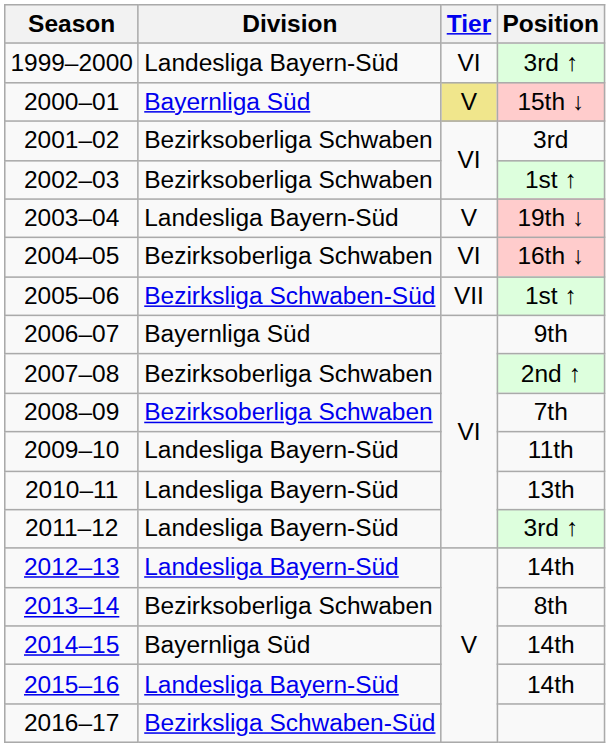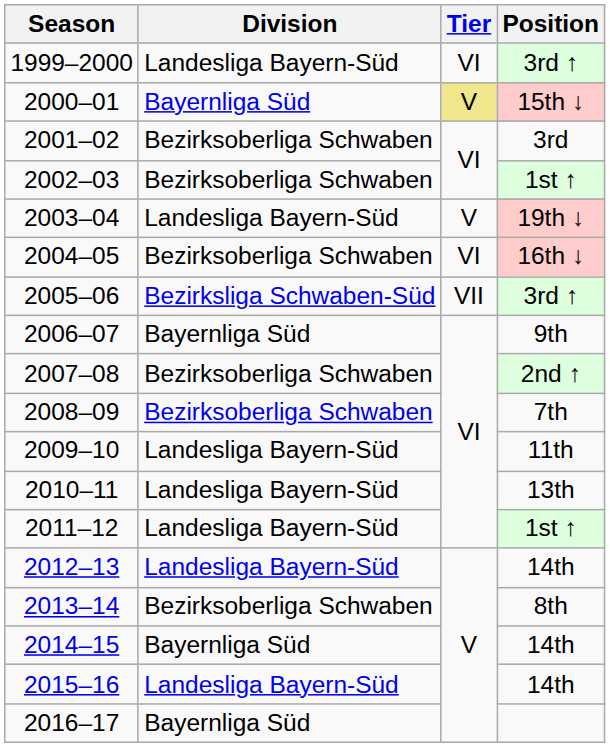(551, 295) 1st ↑ -> (551, 295) 3rd ↑
(551, 528) 3rd ↑ -> (551, 528) 1st ↑
(290, 722) Bezirksliga Schwaben-Süd -> (227, 722) Bayernliga Süd
